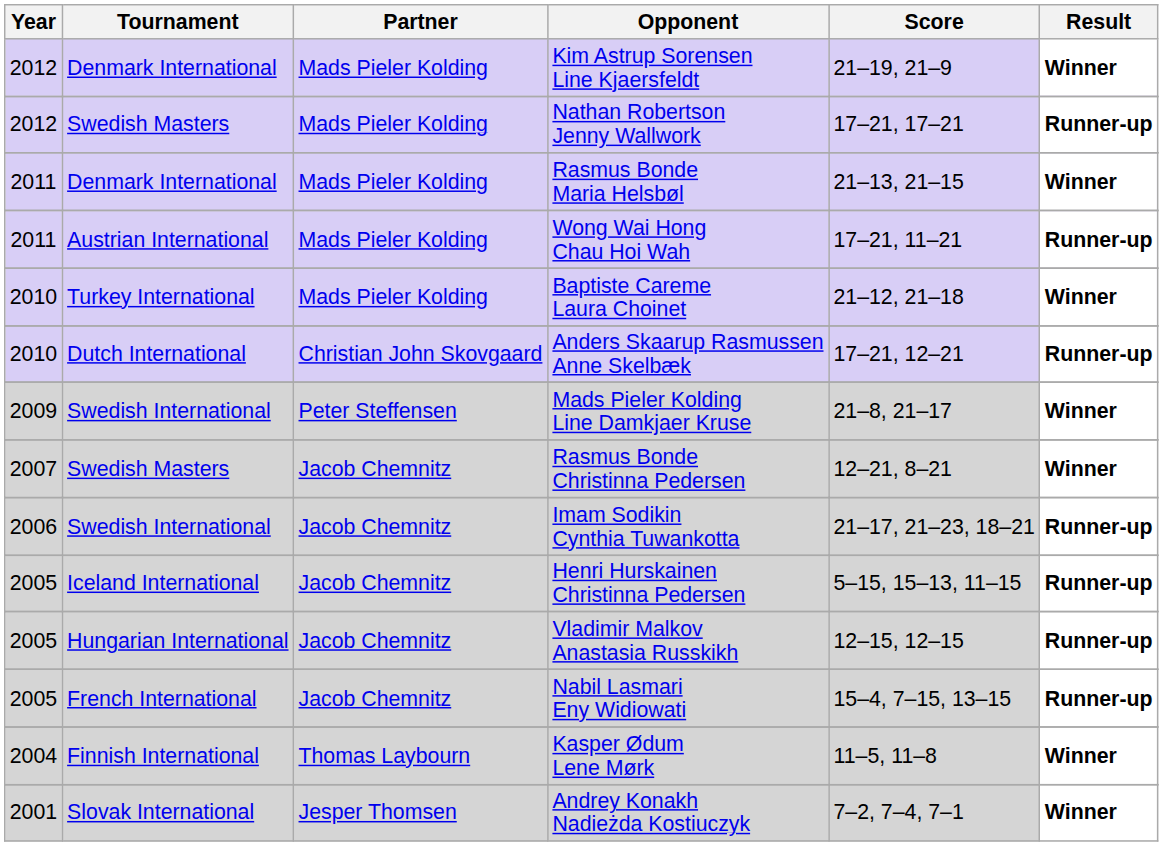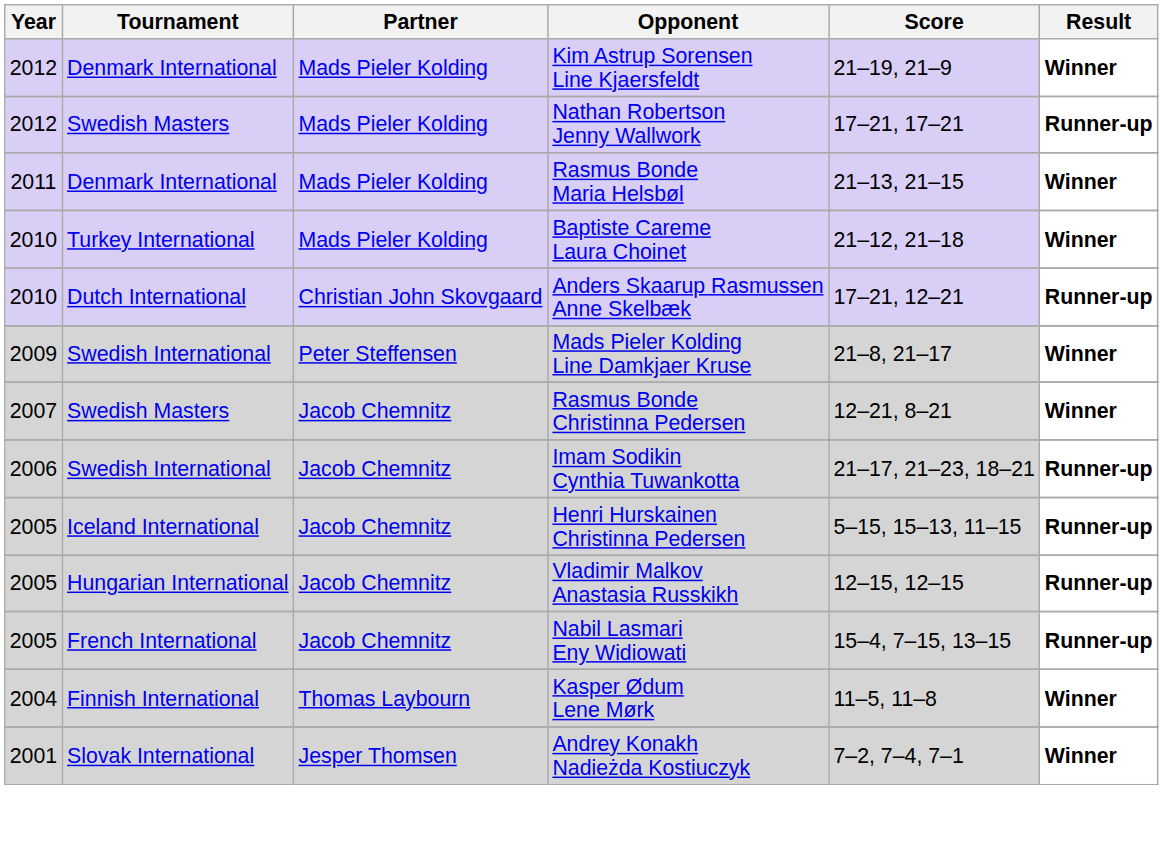- row: (629, 240)
